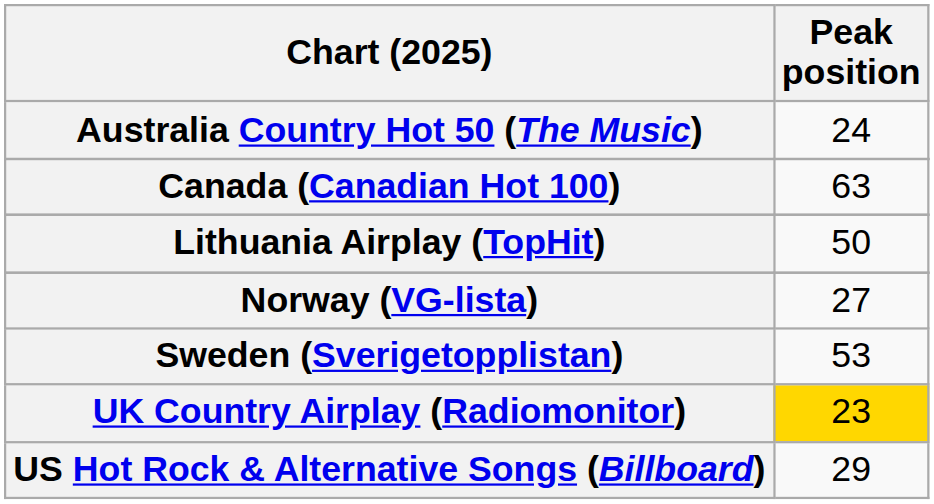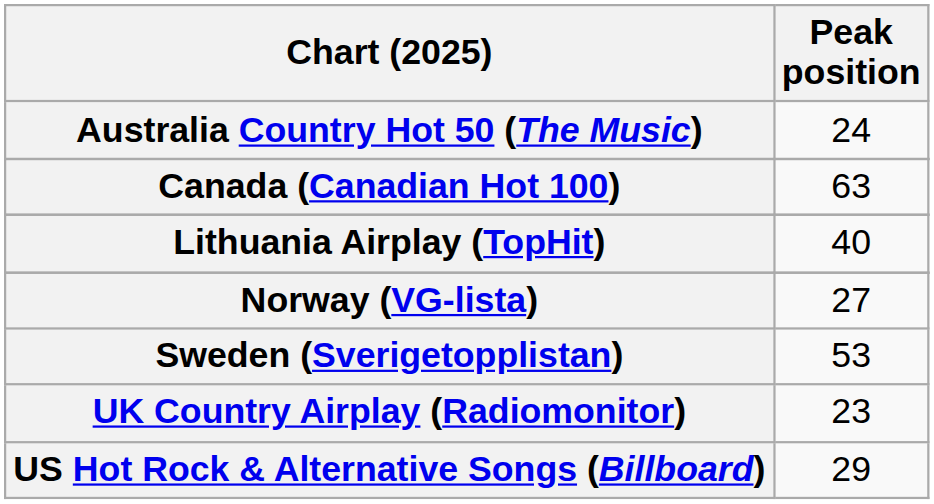(851, 242) 50 -> (851, 242) 40
(851, 412) gold background -> (851, 412) no background
